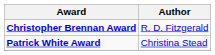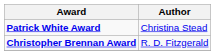rows swapped: (71, 27) <-> (53, 43)
